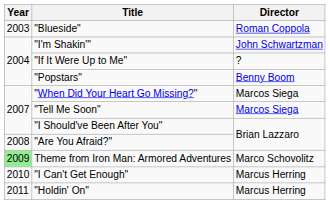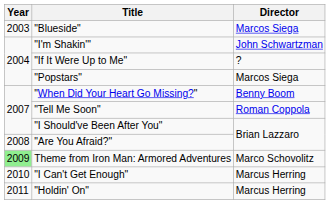(273, 28) Roman Coppola -> (267, 28) Marcos Siega
(265, 77) Benny Boom -> (267, 77) Marcos Siega
(267, 93) Marcos Siega -> (265, 93) Benny Boom
(267, 110) Marcos Siega -> (273, 110) Roman Coppola
